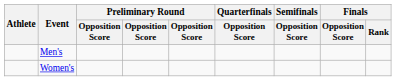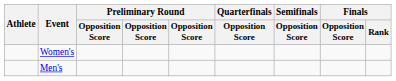rows swapped: (51, 53) <-> (57, 68)
